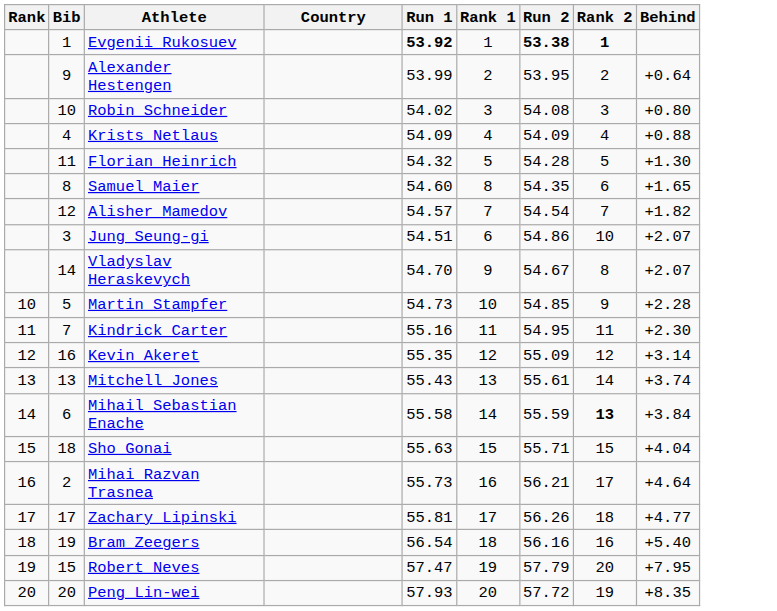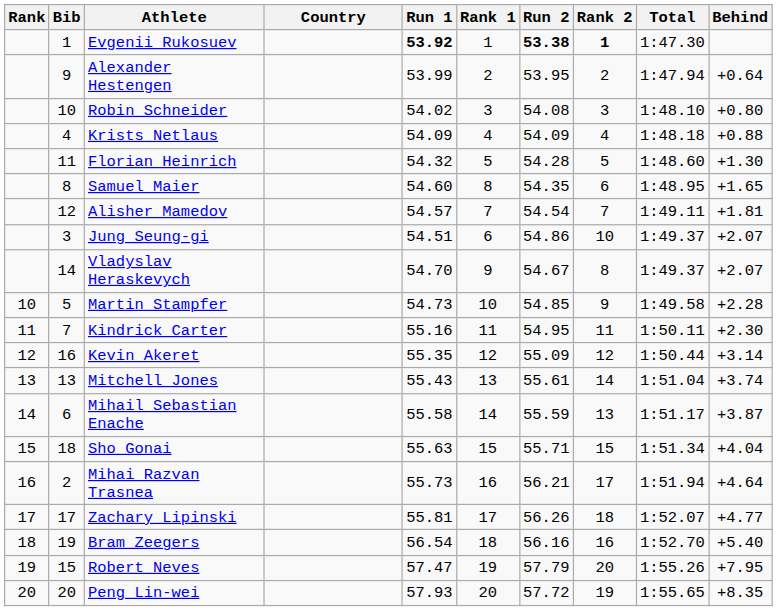+ column: (672, 17)
(668, 212) +1.82 -> (740, 212) +1.81
(605, 415) bold -> (605, 415) normal
(668, 415) +3.84 -> (740, 415) +3.87
